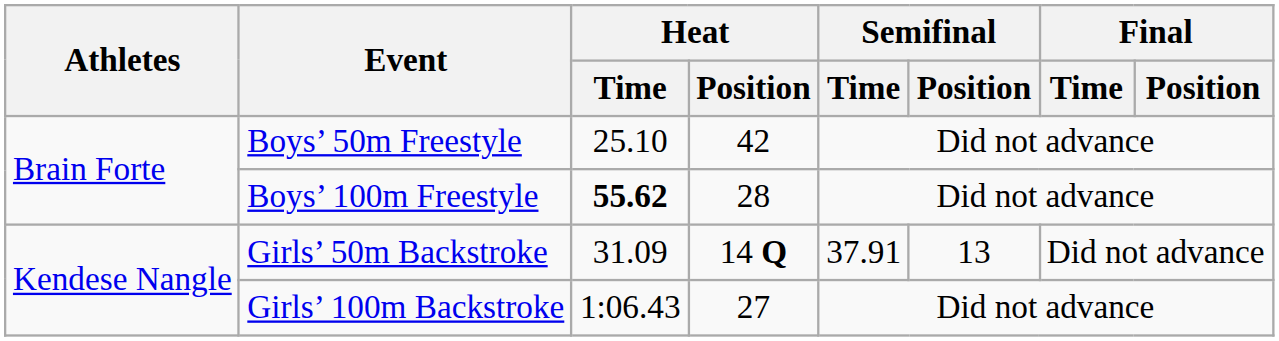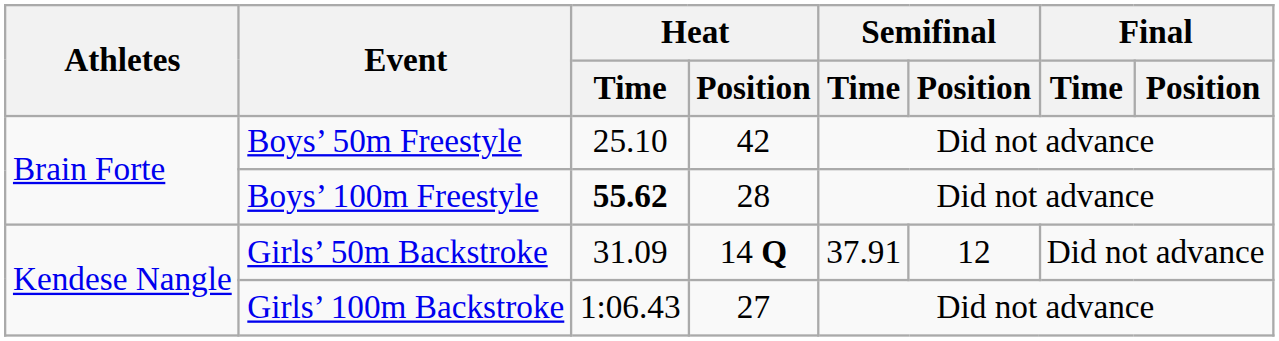(974, 251) 13 -> (974, 251) 12
